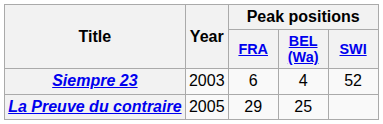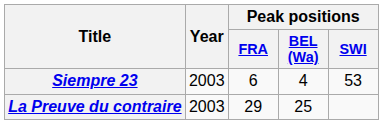(353, 81) 52 -> (353, 81) 53
(207, 106) 2005 -> (207, 106) 2003
